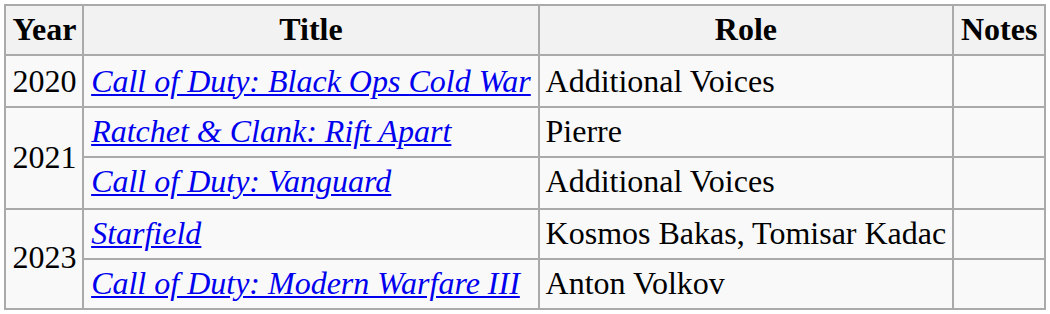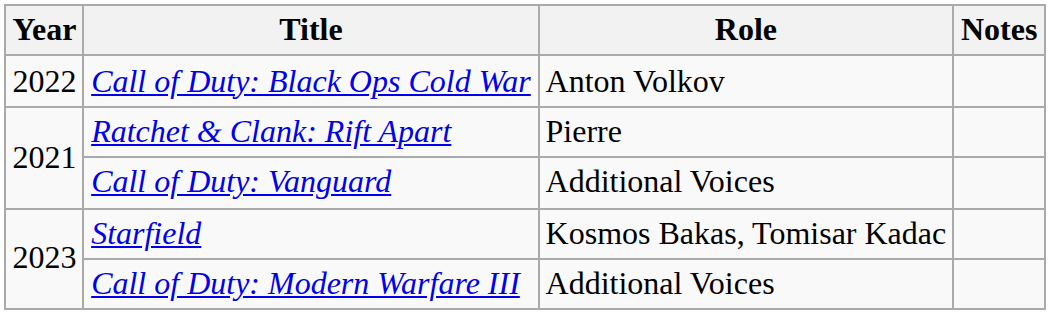(44, 80) 2020 -> (44, 80) 2022
(660, 80) Additional Voices -> (635, 80) Anton Volkov
(635, 283) Anton Volkov -> (660, 283) Additional Voices
